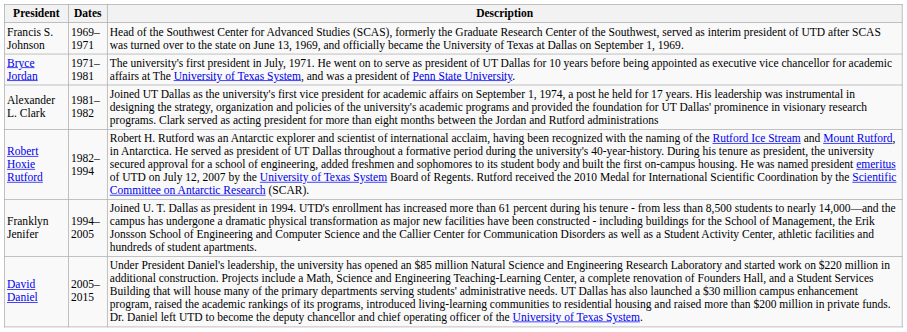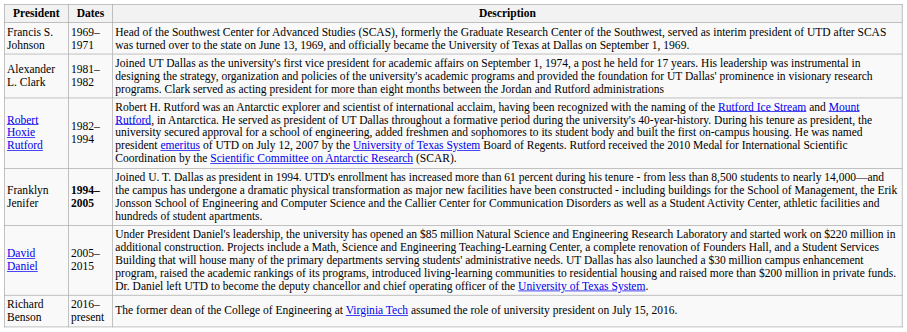- row: (22, 69)
(85, 228) normal -> (85, 196) bold
+ row: (25, 311)
